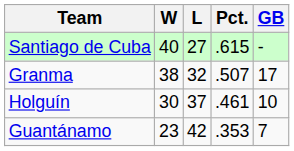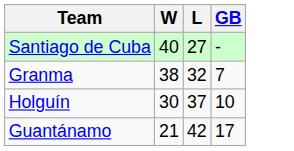- column: (232, 18)
(268, 74) 17 -> (220, 74) 7
(169, 131) 23 -> (169, 131) 21
(263, 131) 7 -> (225, 131) 17
